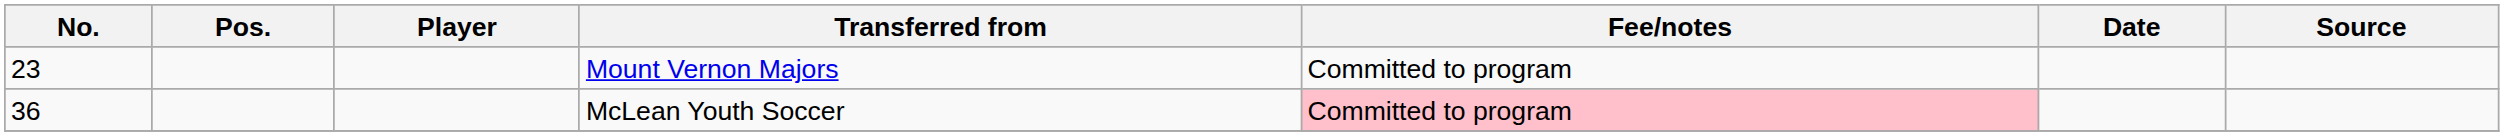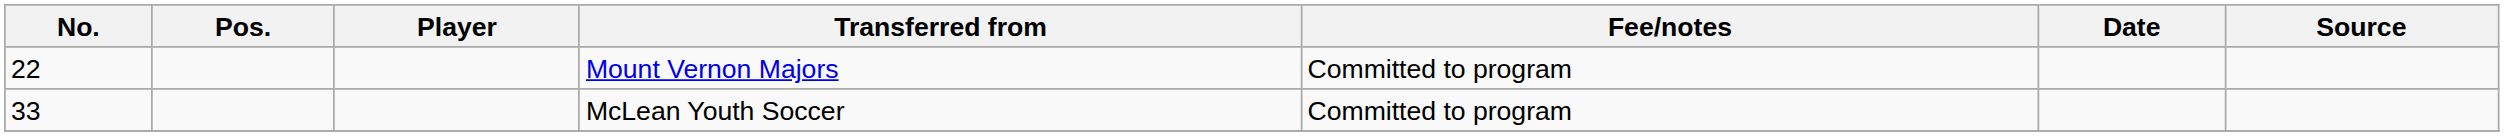(26, 68) 23 -> (26, 68) 22
(26, 110) 36 -> (26, 110) 33
(1440, 110) pink background -> (1440, 110) no background
